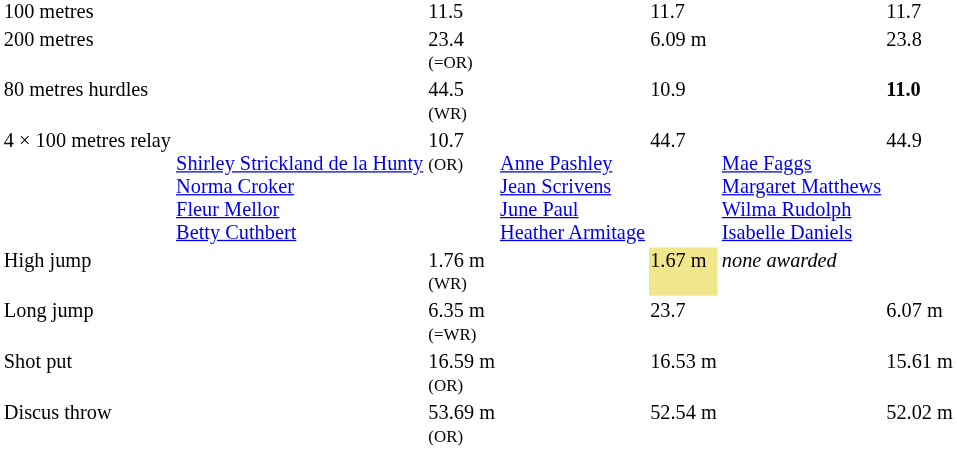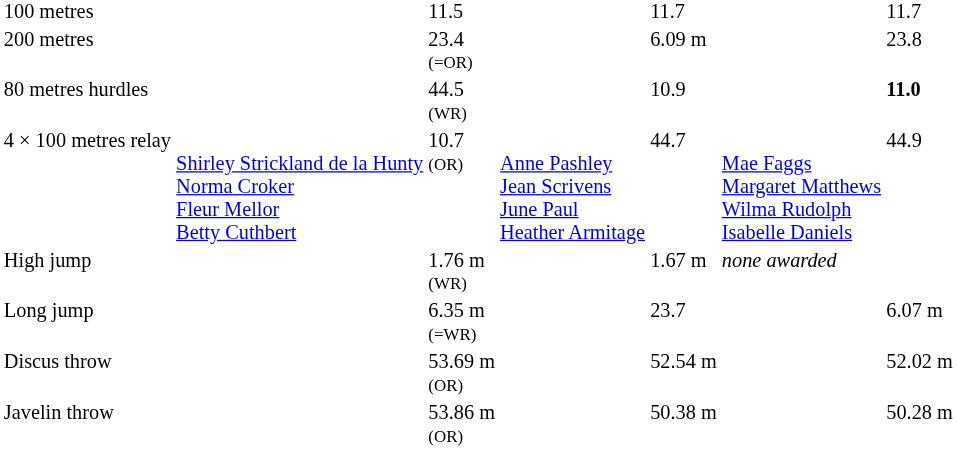(678, 260) khaki background -> (678, 260) no background
- row: (38, 361)
+ row: (59, 412)
